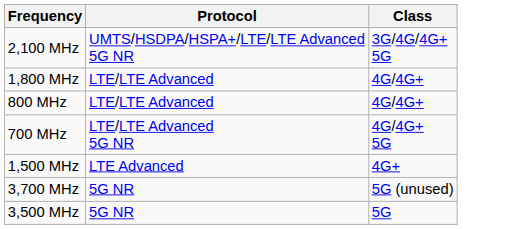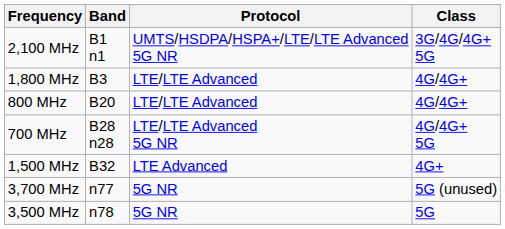+ column: (107, 16)
